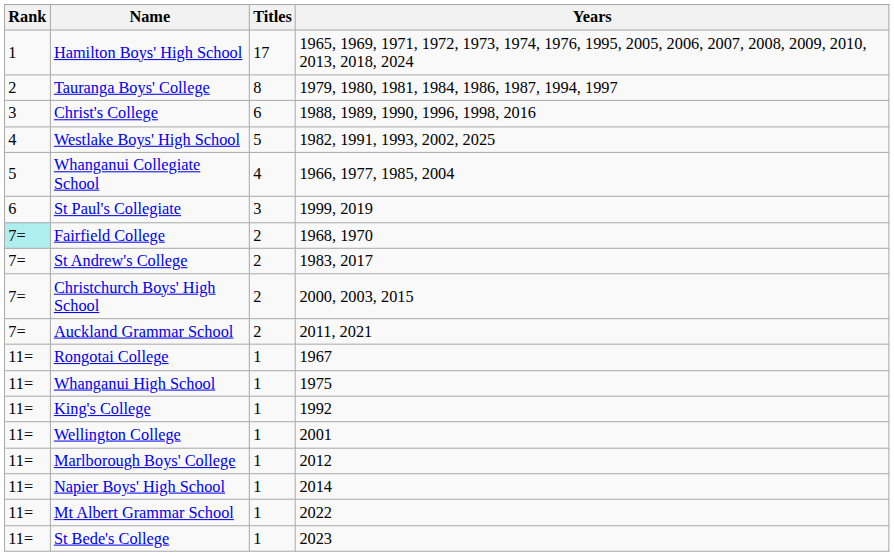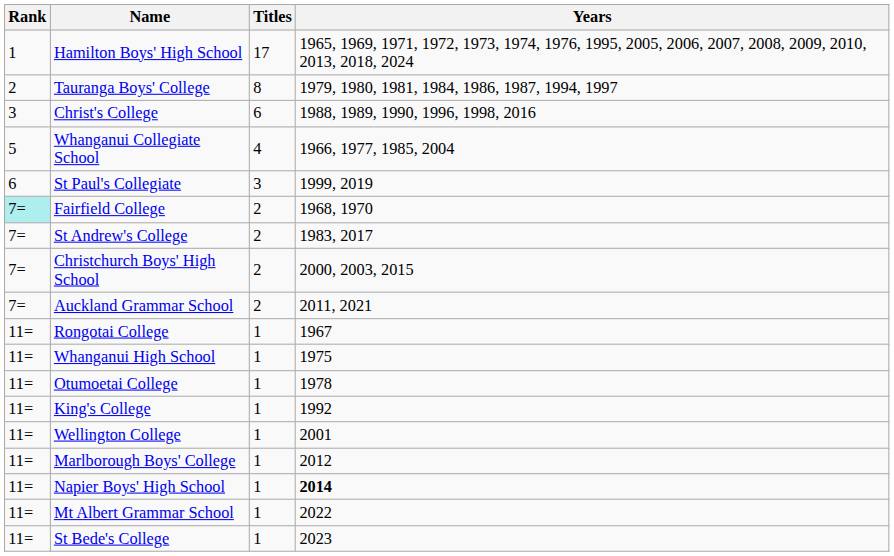- row: (147, 139)
+ row: (116, 383)
(316, 486) normal -> (316, 486) bold
